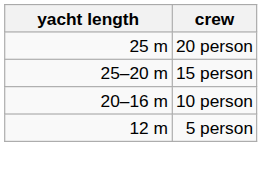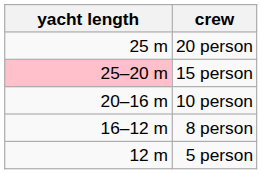(134, 73) no background -> (134, 73) pink background
+ row: (219, 128)
